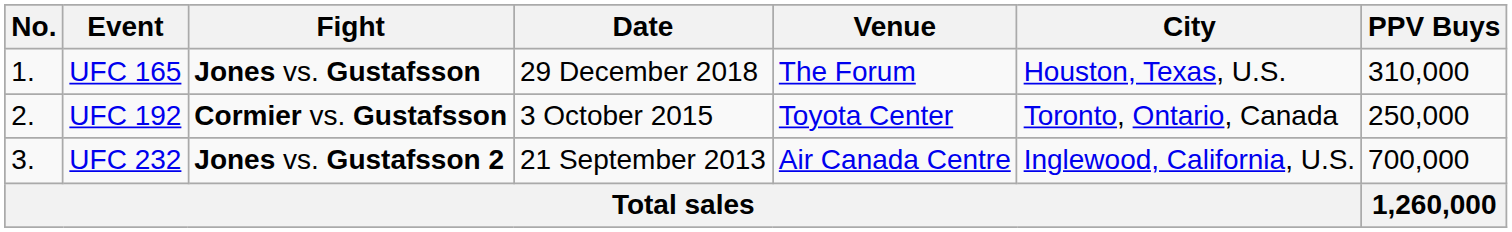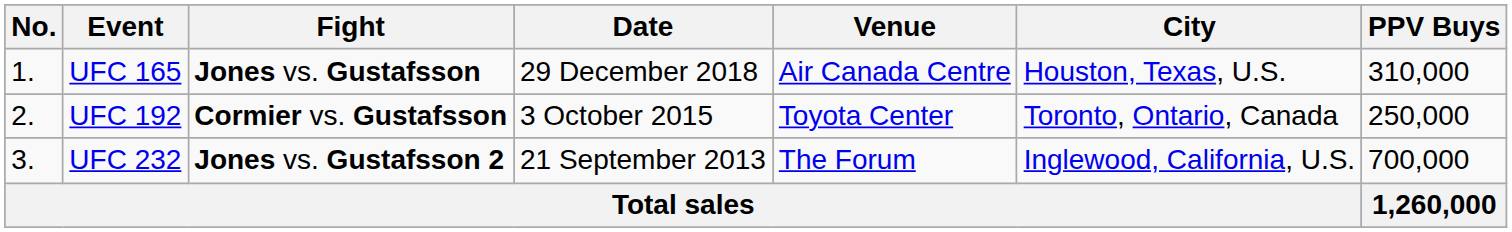(847, 71) The Forum -> (895, 71) Air Canada Centre
(895, 159) Air Canada Centre -> (847, 159) The Forum
